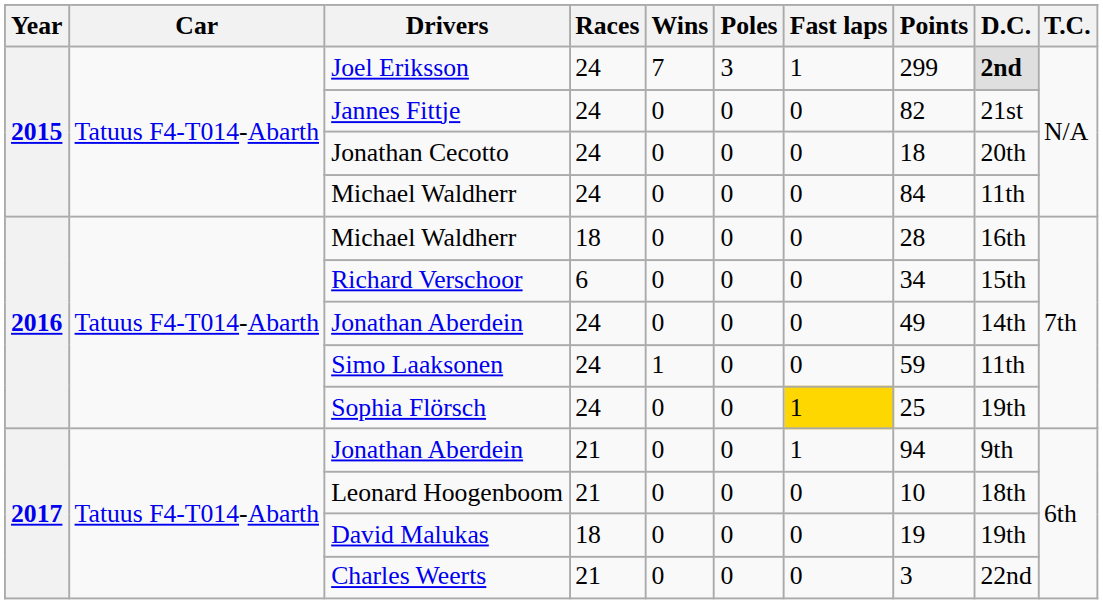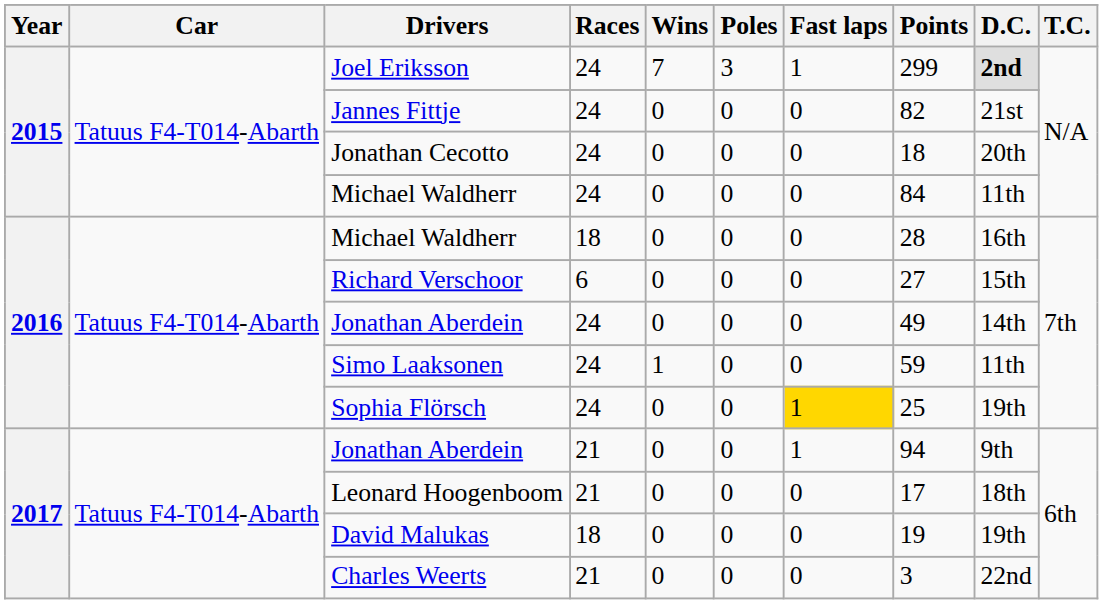(913, 279) 34 -> (913, 279) 27
(913, 491) 10 -> (913, 491) 17
